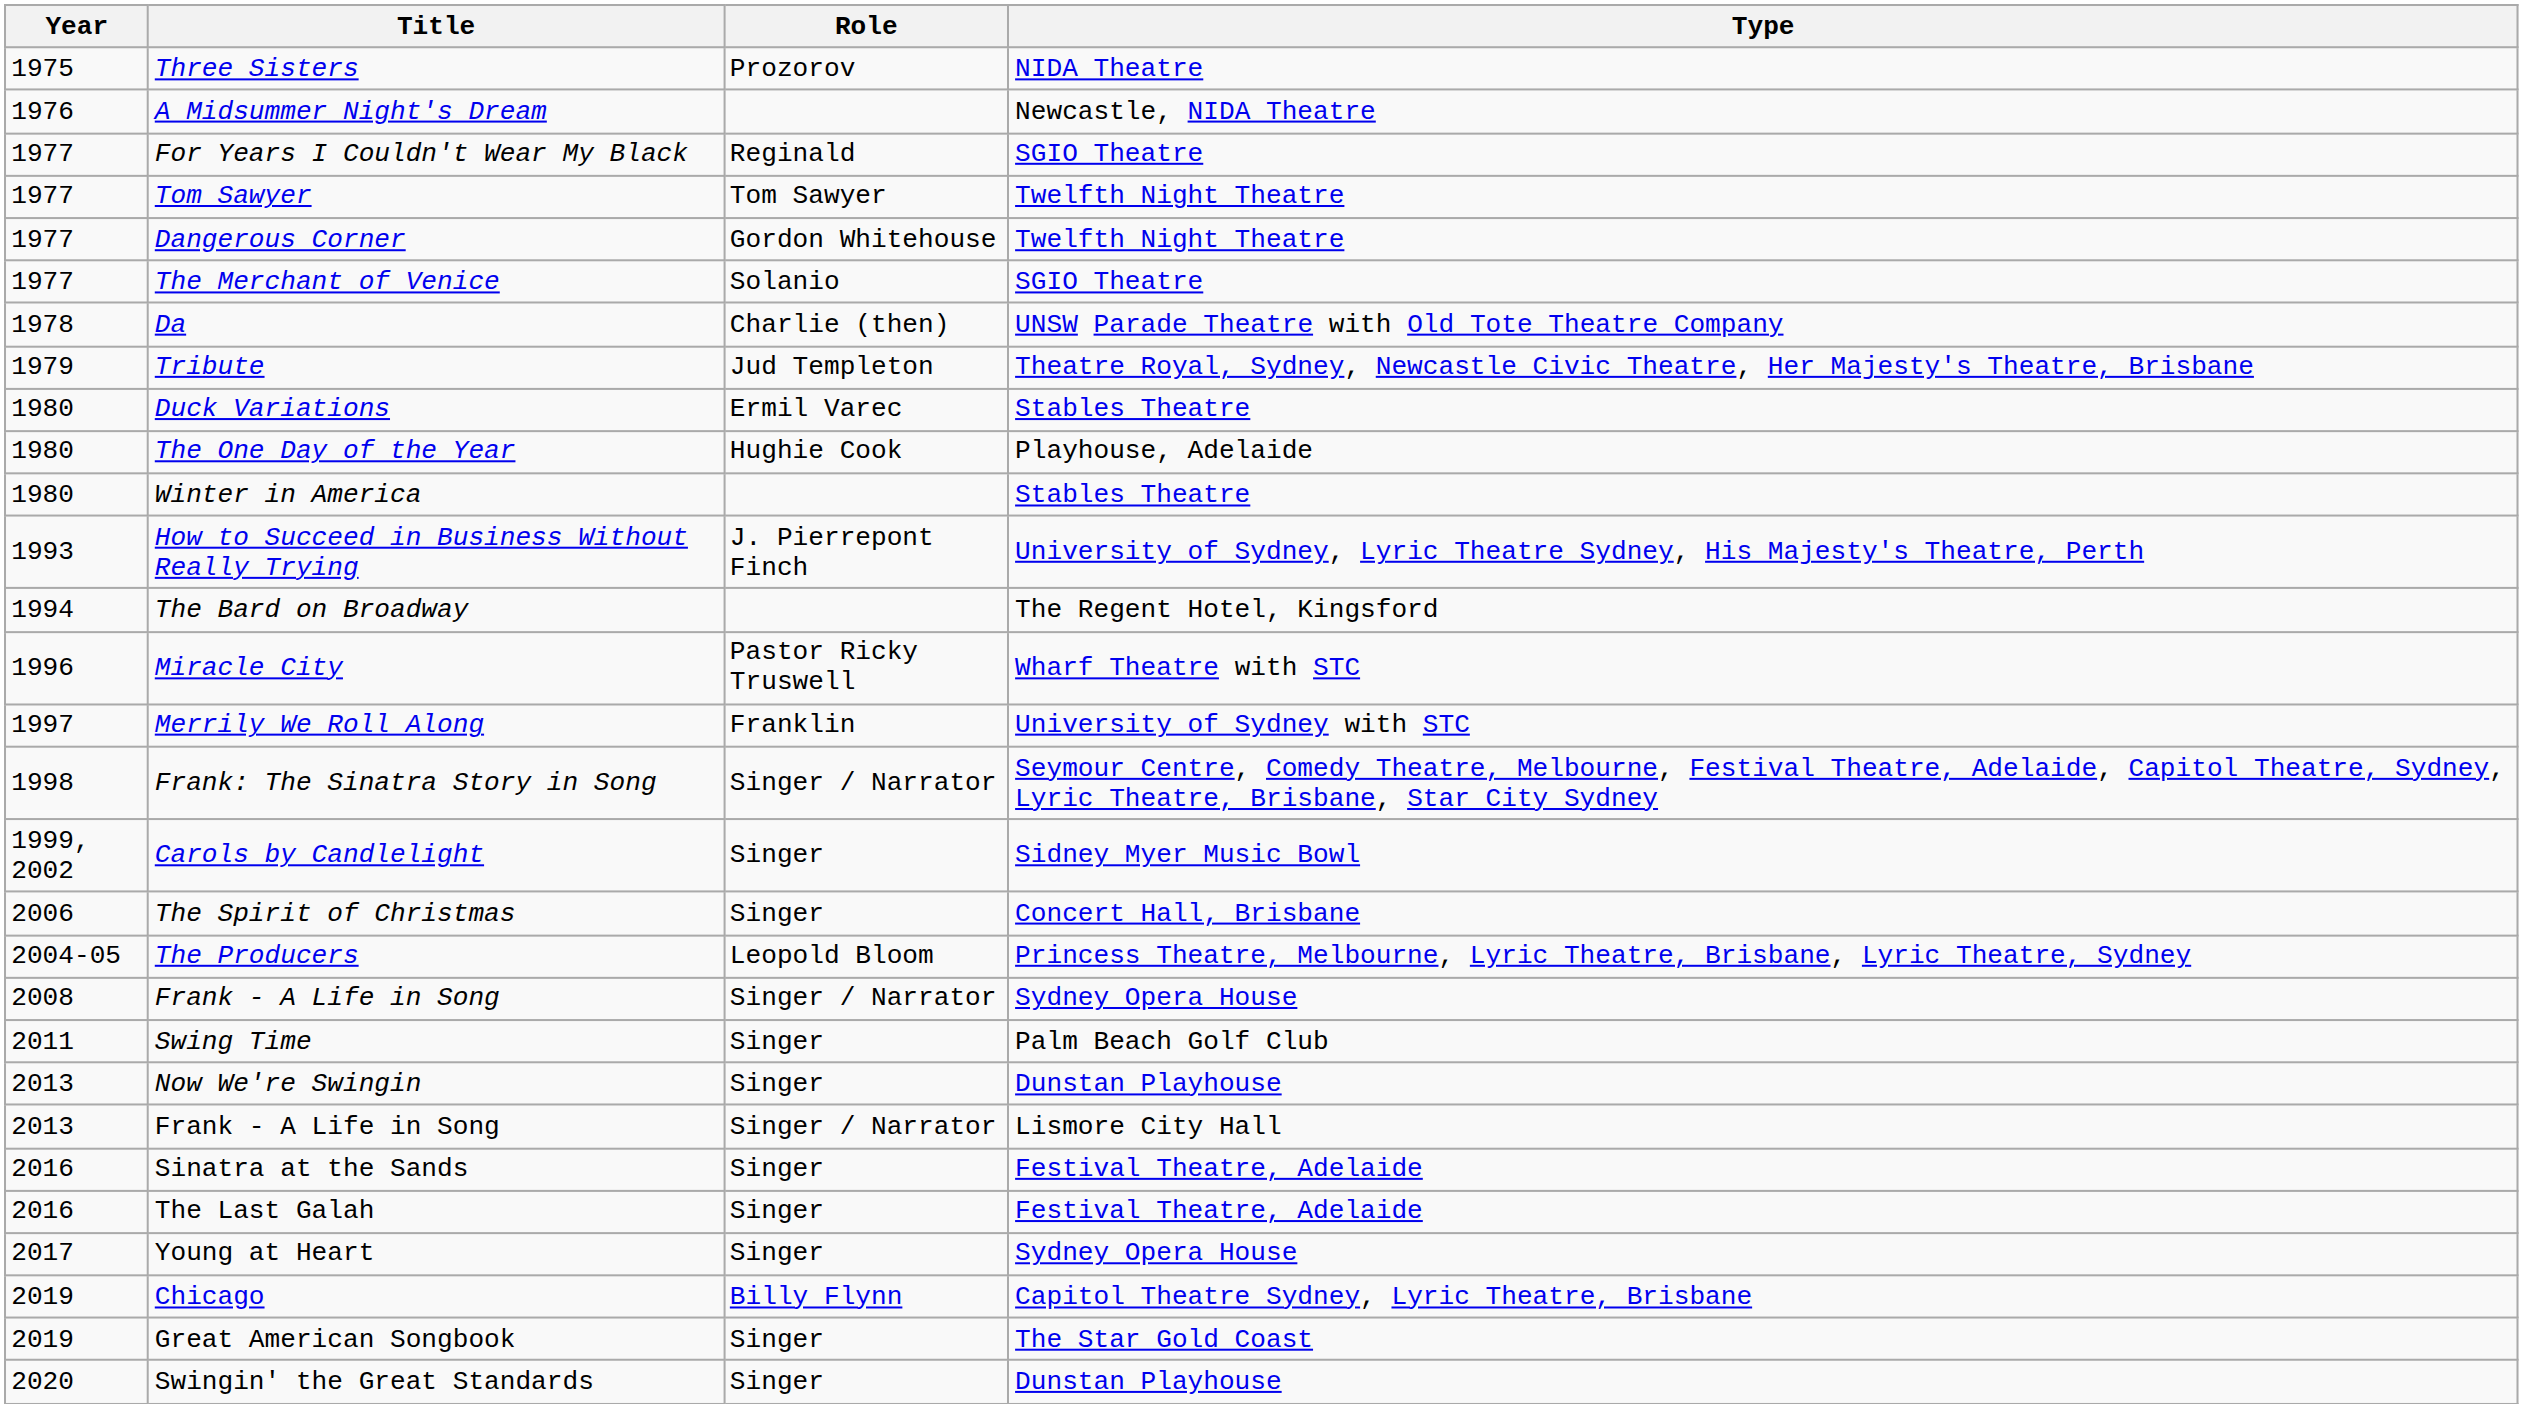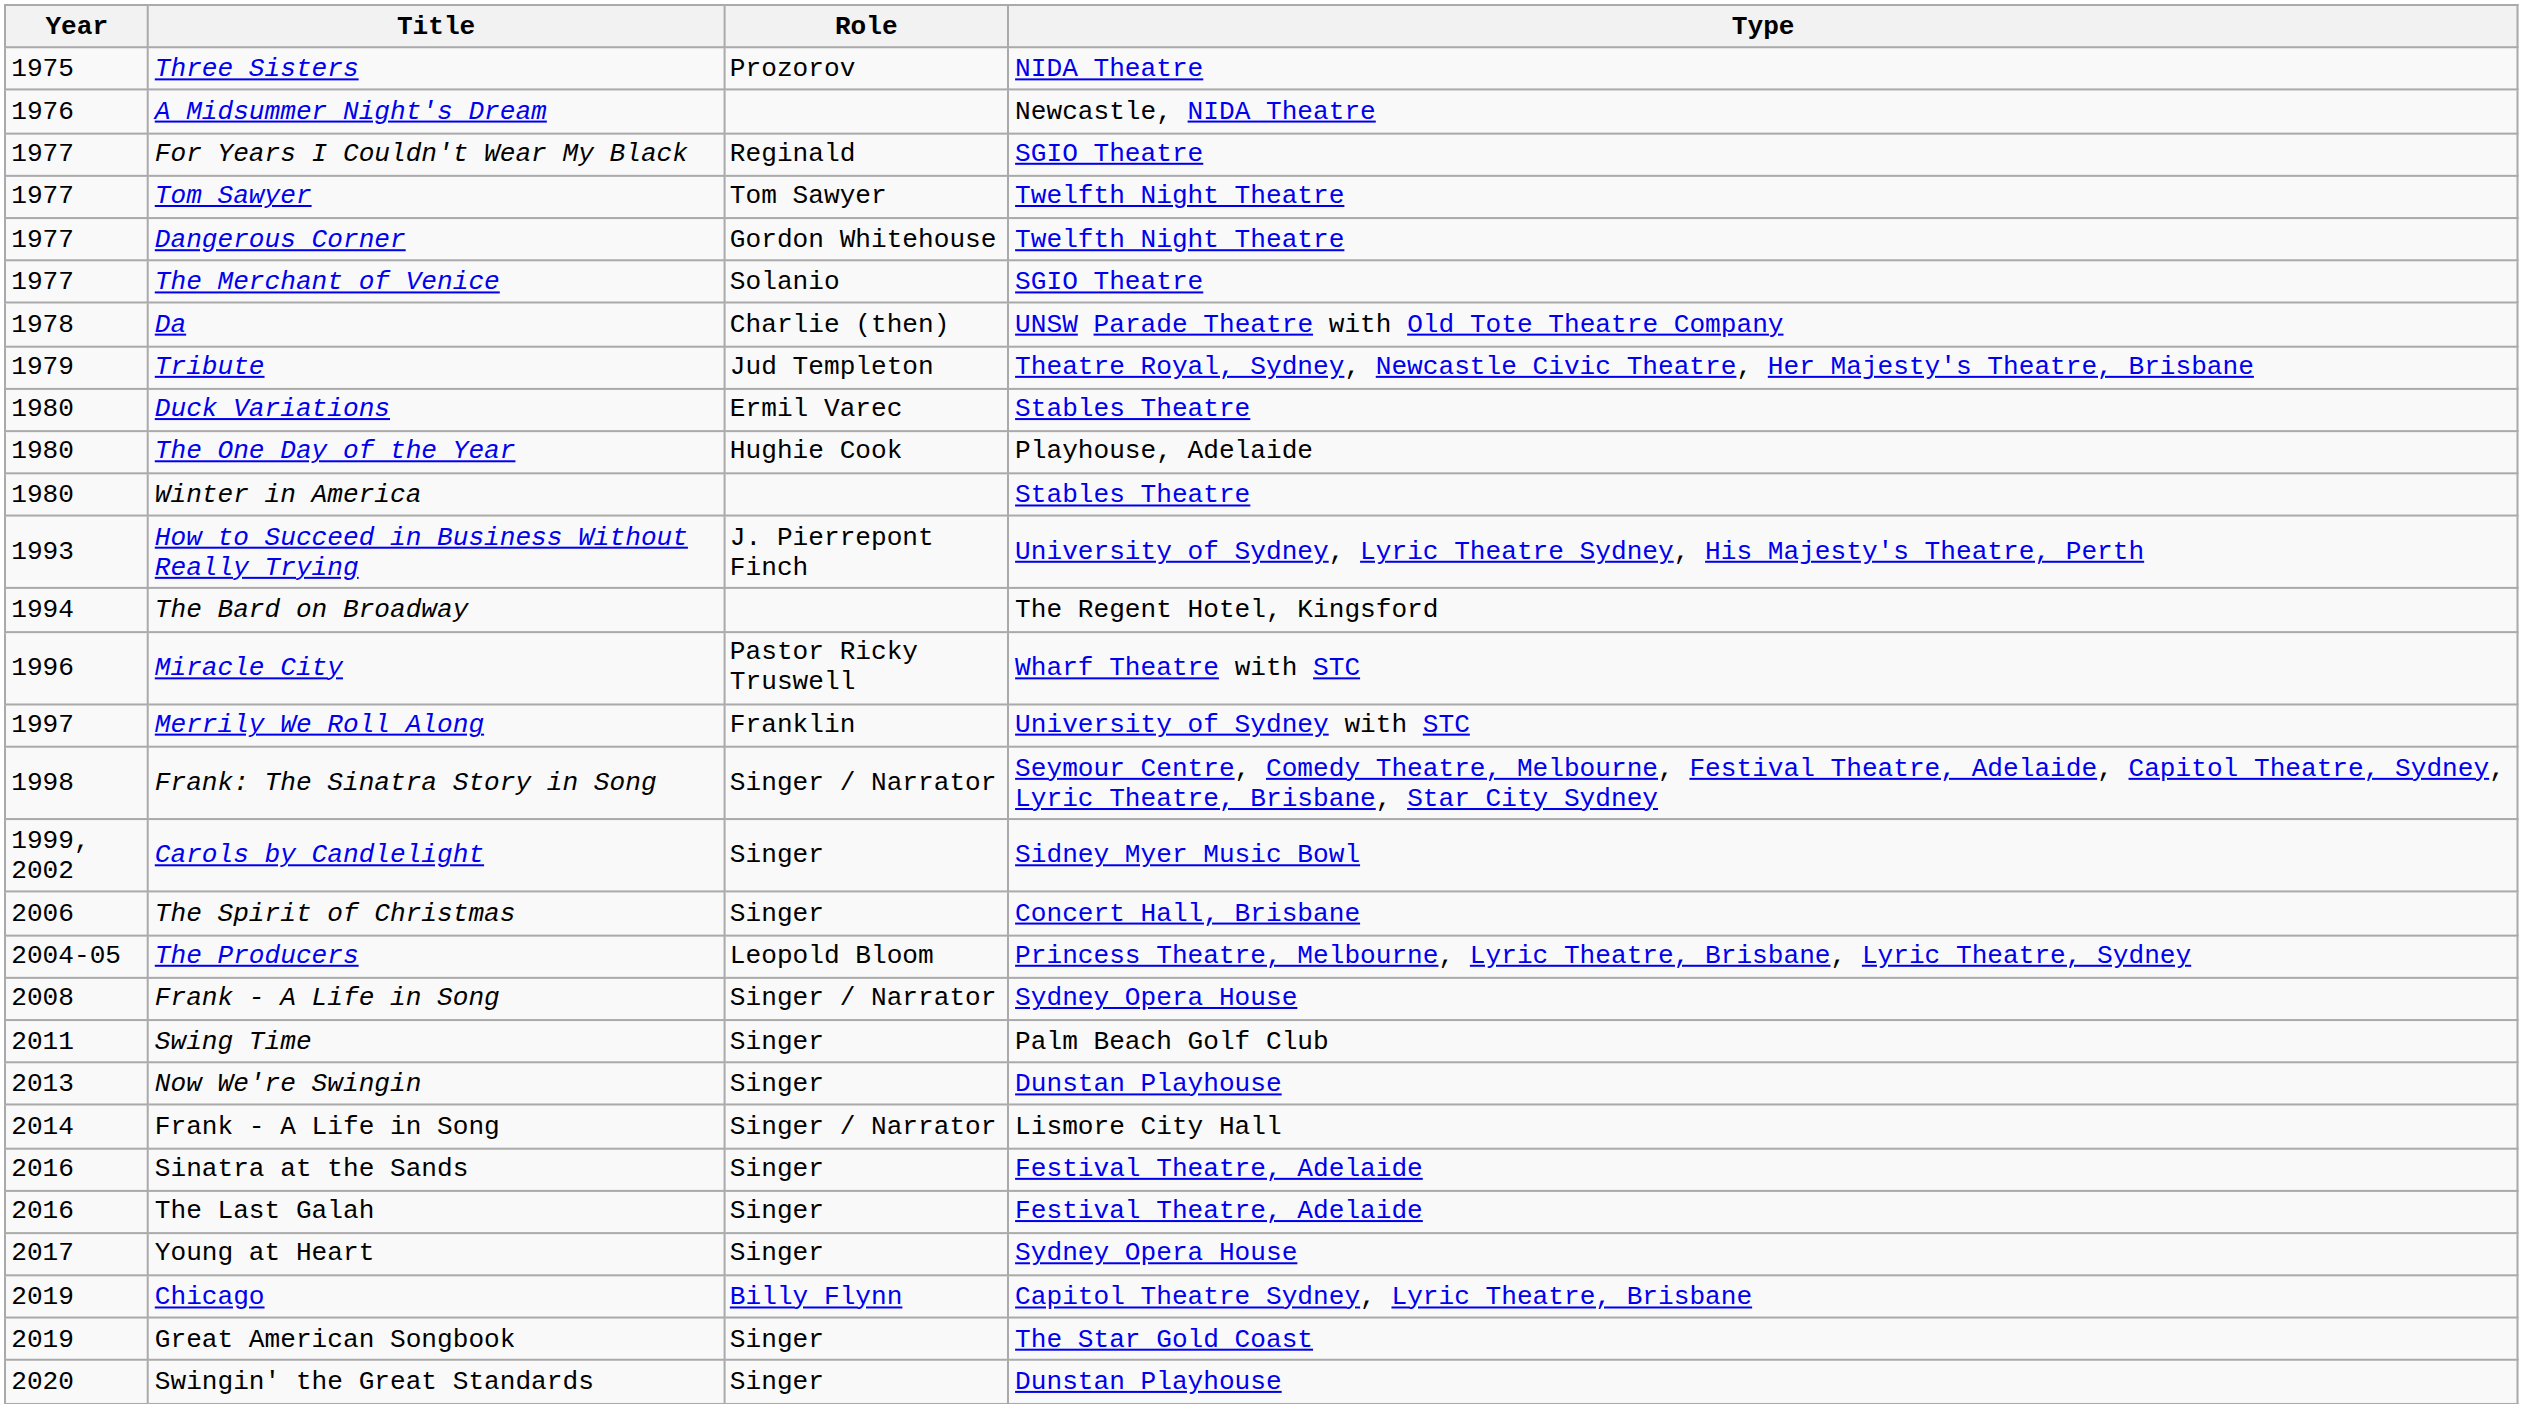(43, 1126) 2013 -> (43, 1126) 2014
